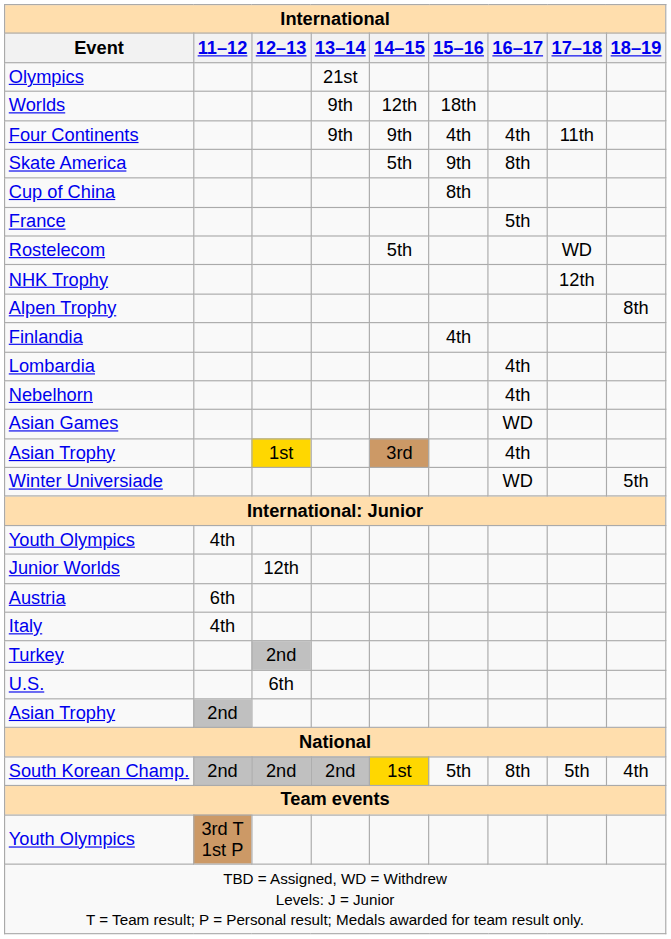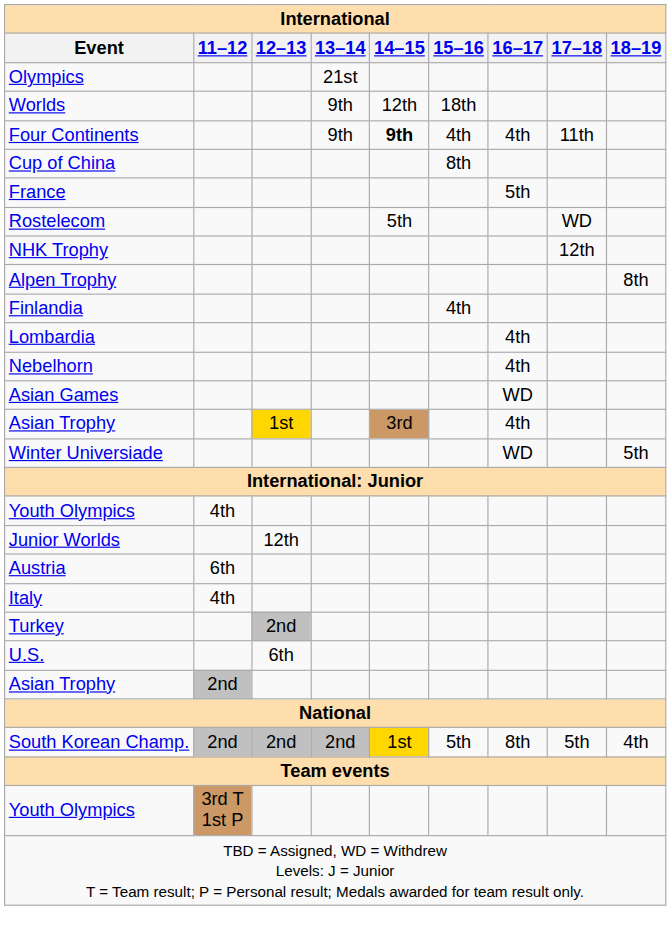(399, 134) normal -> (399, 134) bold
- row: (68, 163)
